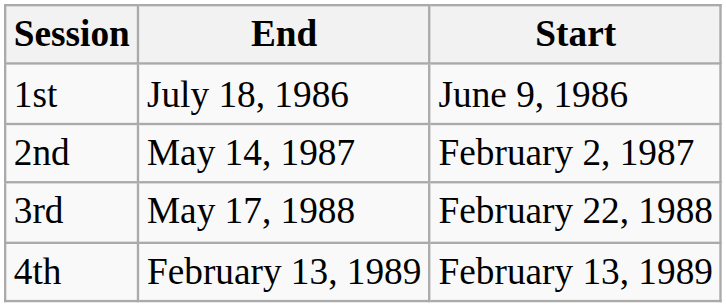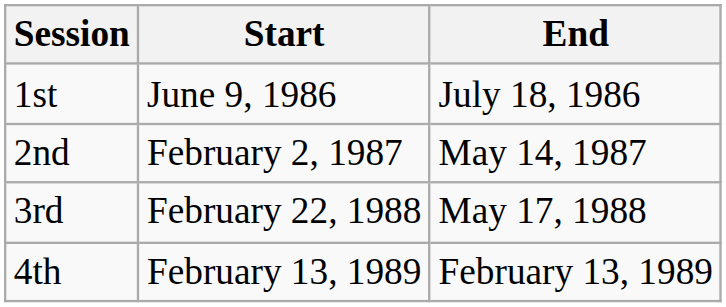columns swapped: (576, 34) <-> (284, 34)
